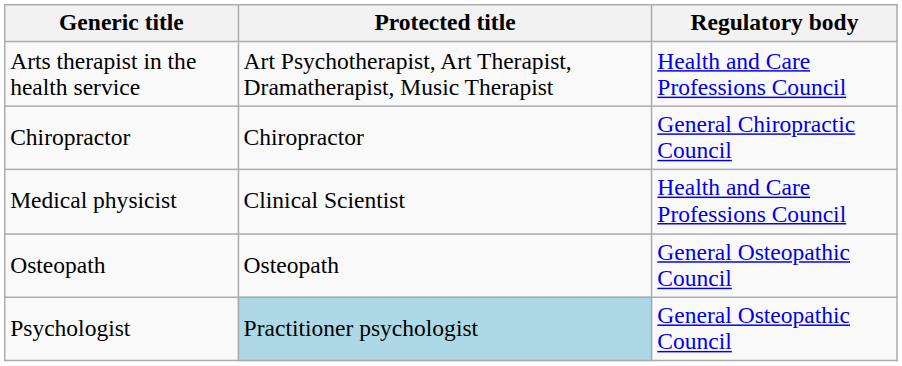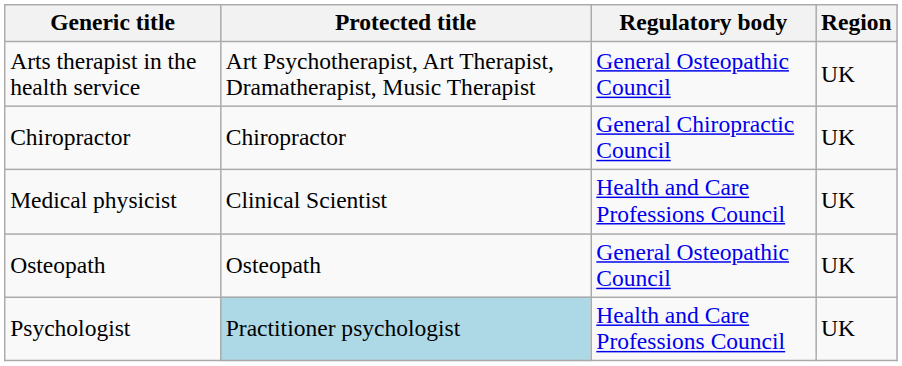+ column: (856, 23)
(752, 73) Health and Care Professions Council -> (693, 73) General Osteopathic Council
(754, 328) General Osteopathic Council -> (691, 328) Health and Care Professions Council
